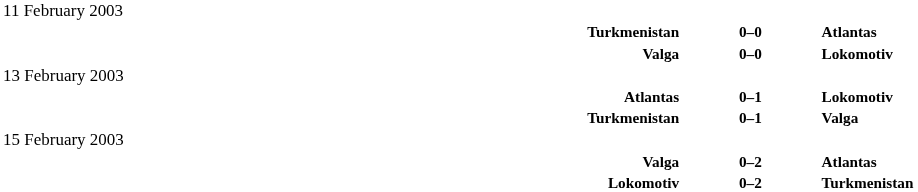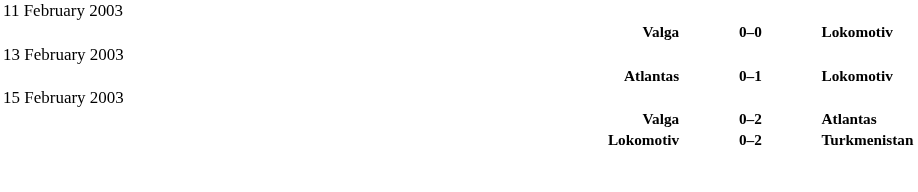- row: (633, 32)
- row: (633, 118)
